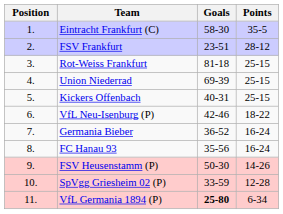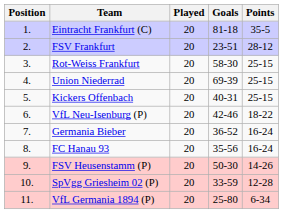+ column: (189, 13)
(217, 30) 58-30 -> (225, 30) 81-18
(217, 64) 81-18 -> (225, 64) 58-30
(217, 200) bold -> (225, 200) normal
